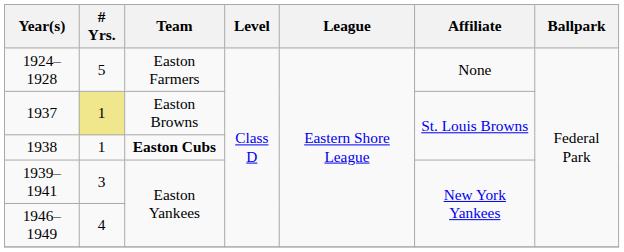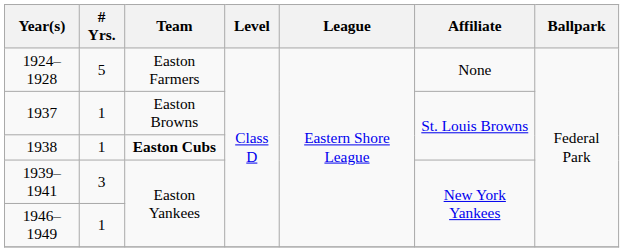(102, 113) khaki background -> (102, 113) no background
(102, 225) 4 -> (102, 225) 1
